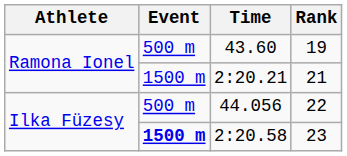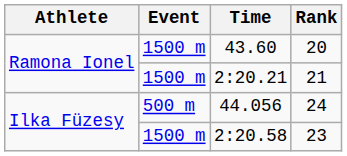(169, 48) 500 m -> (174, 48) 1500 m
(316, 48) 19 -> (316, 48) 20
(316, 107) 22 -> (316, 107) 24
(174, 136) bold -> (174, 136) normal
